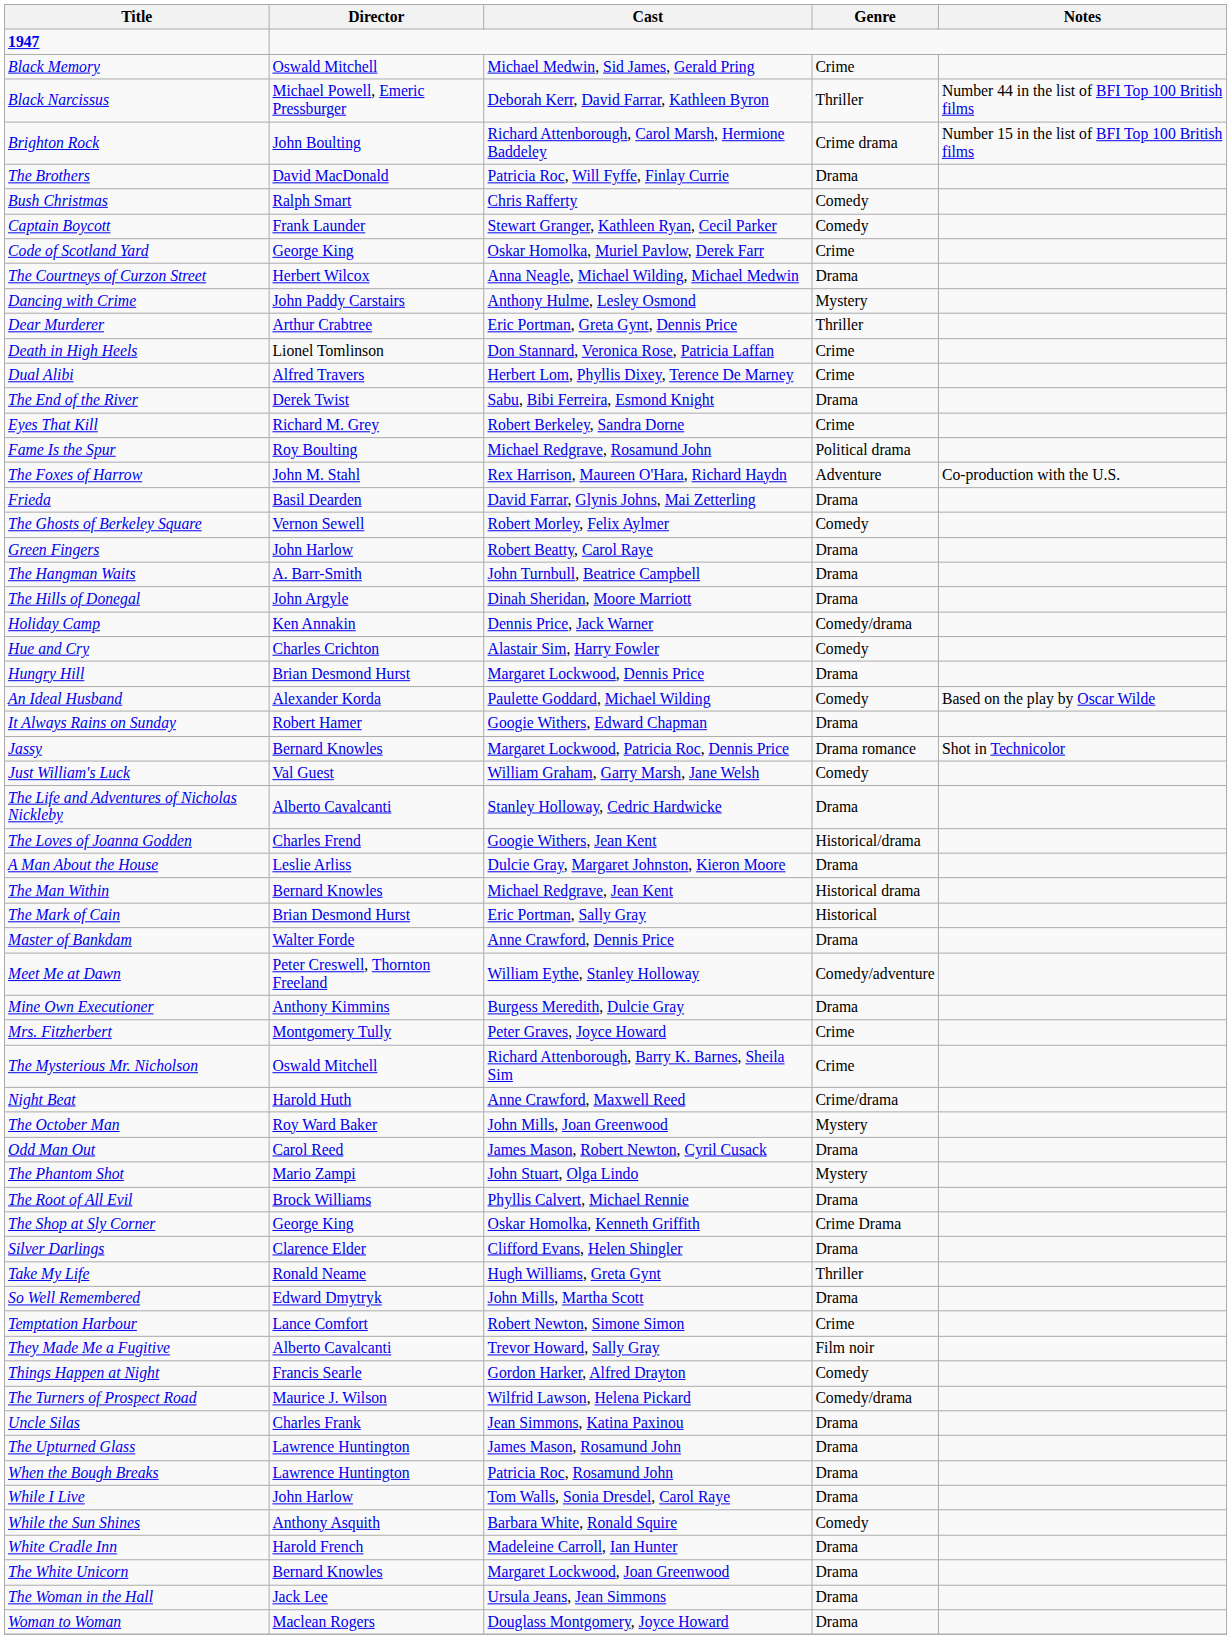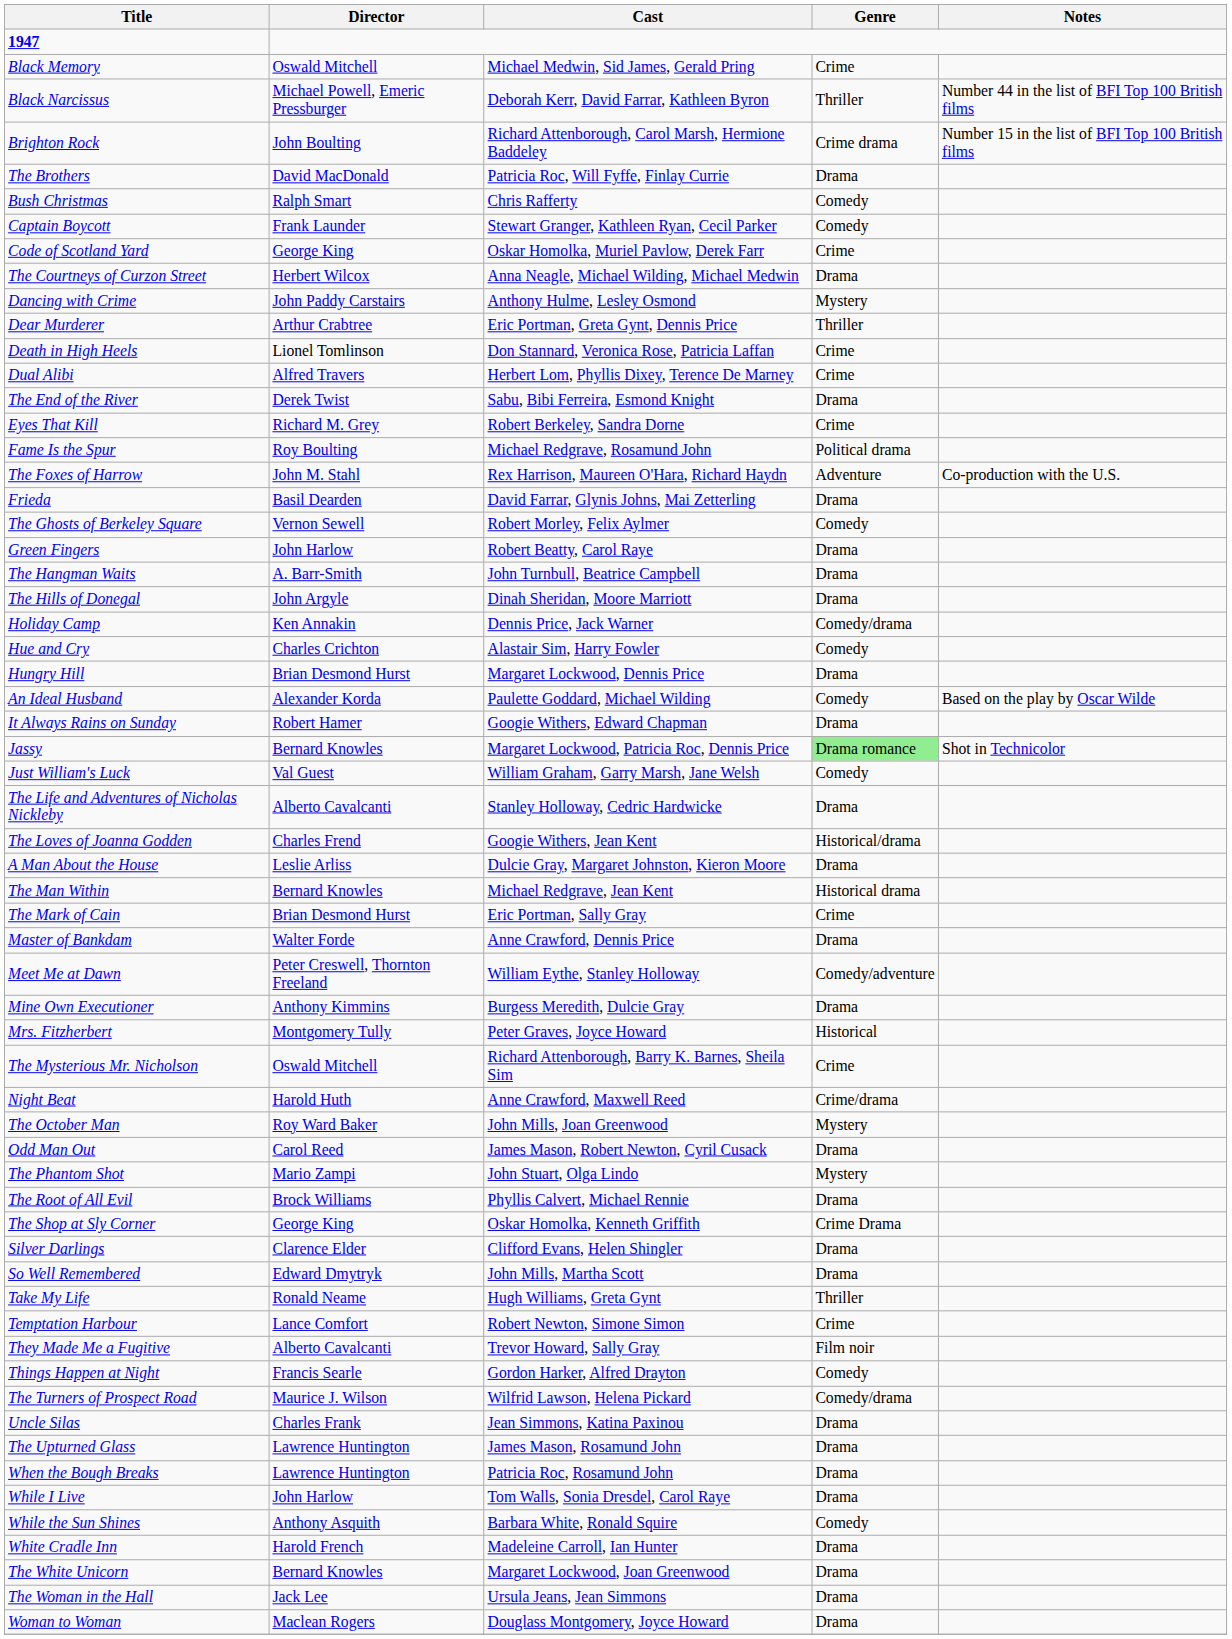(866, 748) no background -> (866, 748) lightgreen background
(846, 915) Historical -> (835, 915) Crime
(835, 1032) Crime -> (846, 1032) Historical
rows swapped: (74, 1298) <-> (49, 1273)
